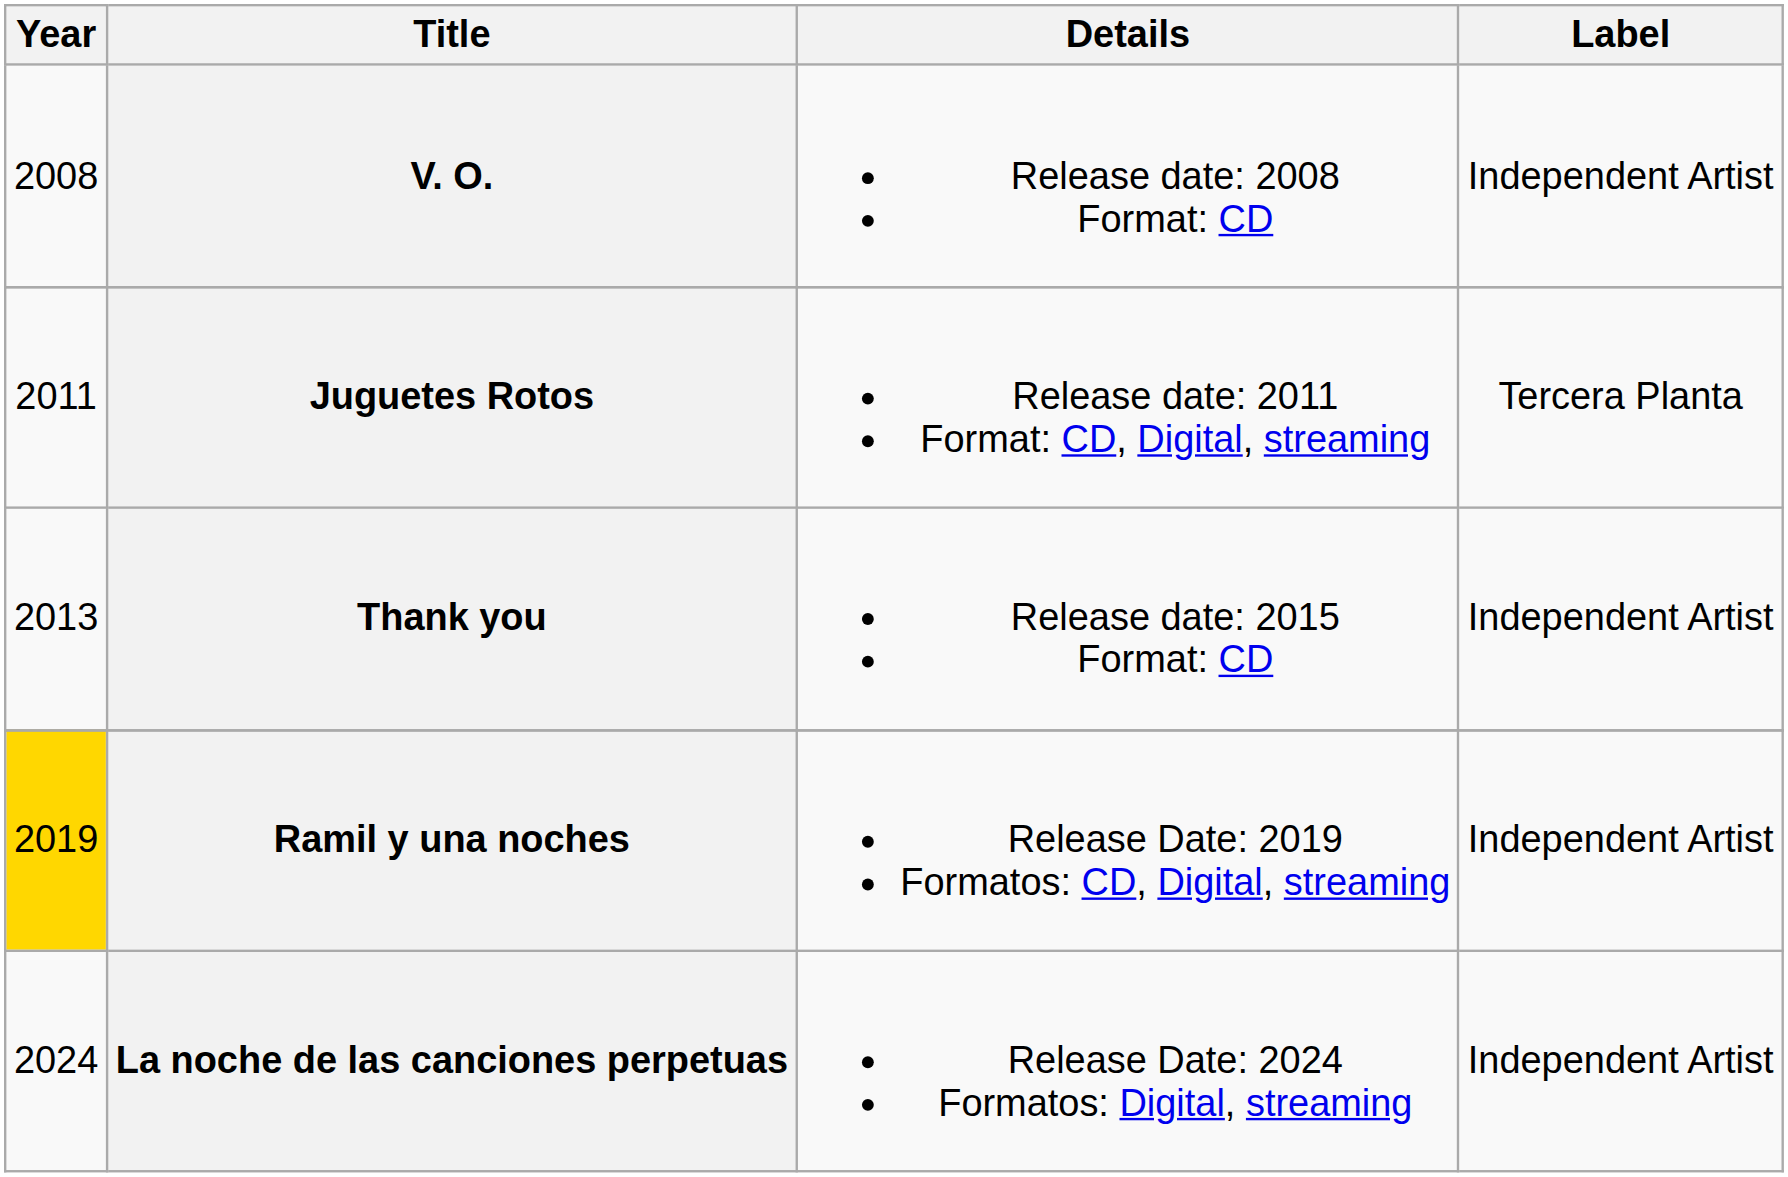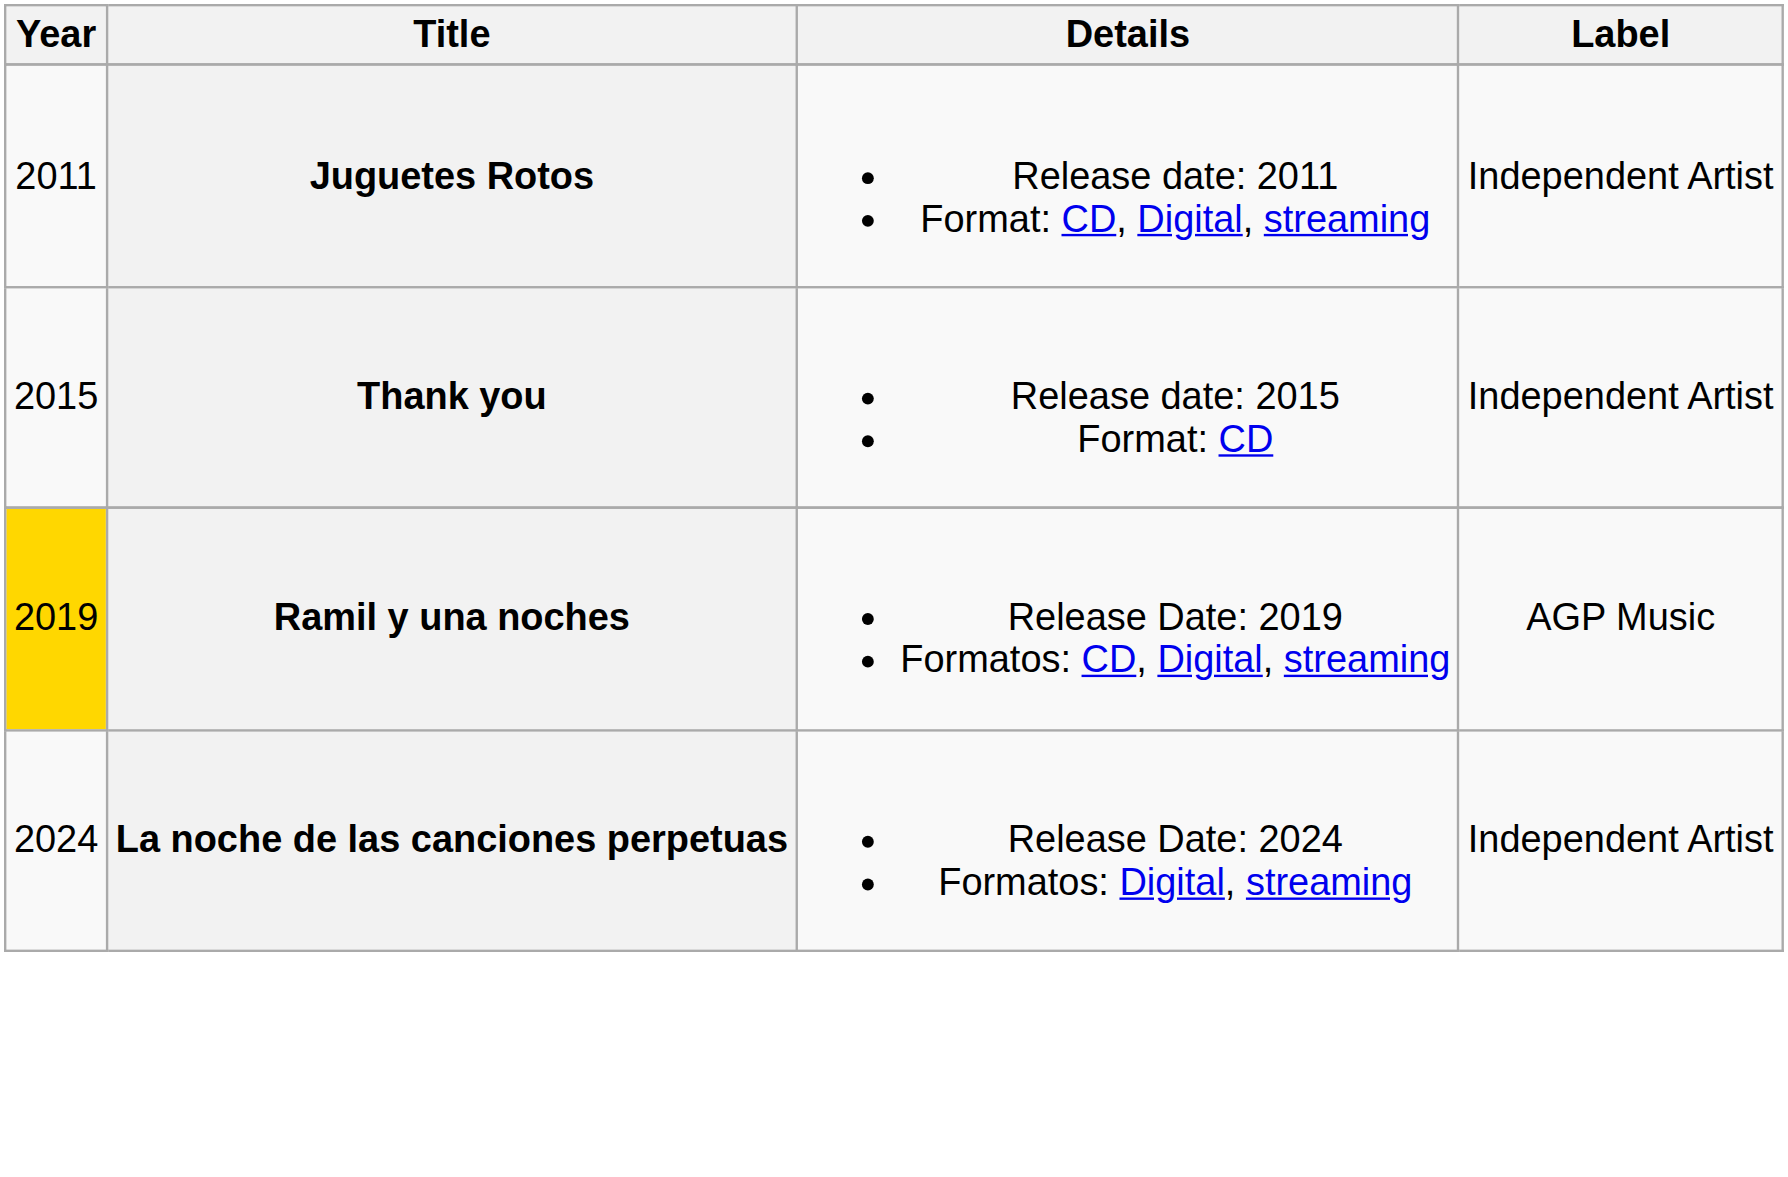- row: (452, 175)
(1621, 396) Tercera Planta -> (1621, 175) Independent Artist
(56, 617) 2013 -> (56, 396) 2015
(1621, 839) Independent Artist -> (1621, 617) AGP Music
